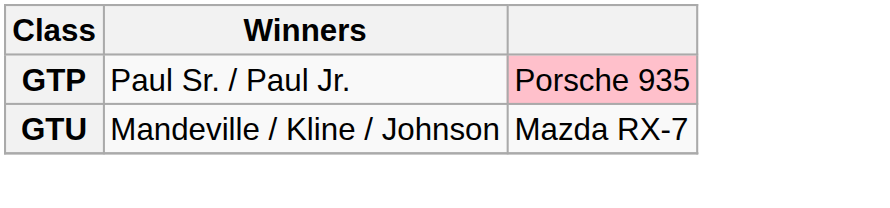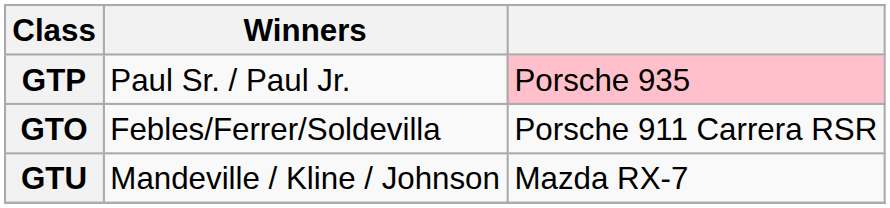+ row: (54, 129)
